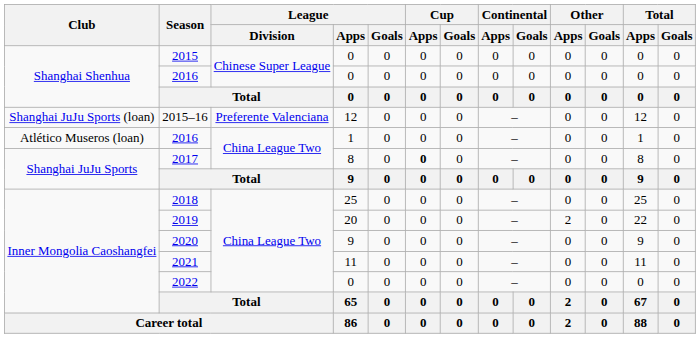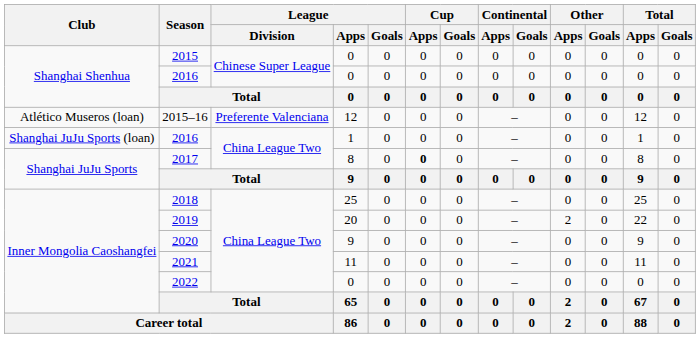(82, 117) Shanghai JuJu Sports (loan) -> (82, 117) Atlético Museros (loan)
(82, 138) Atlético Museros (loan) -> (82, 138) Shanghai JuJu Sports (loan)
